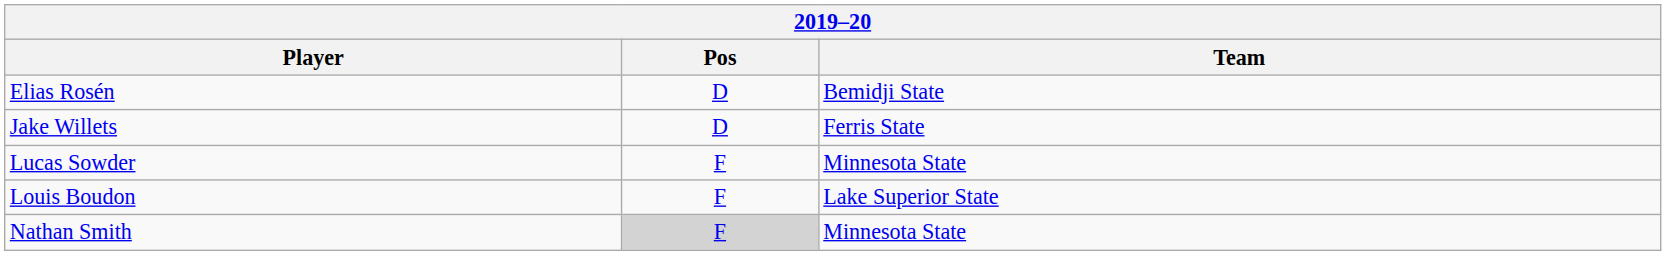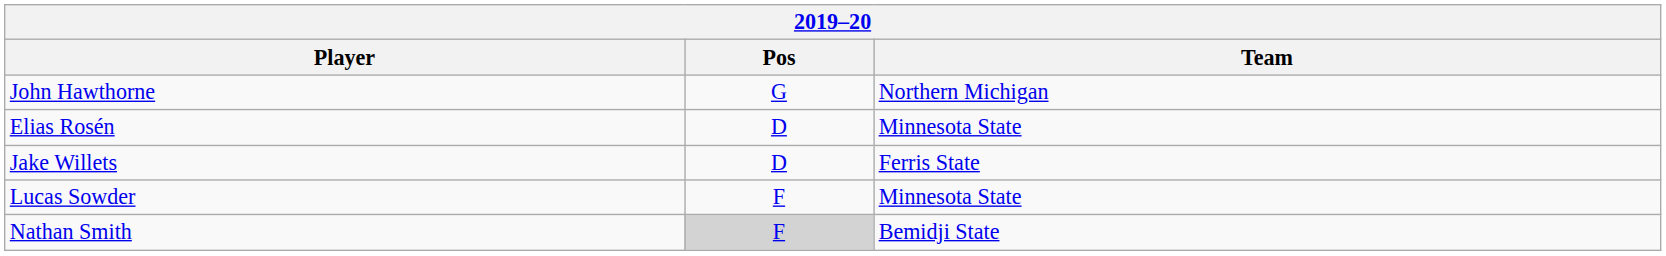+ row: (82, 92)
(884, 92) Bemidji State -> (950, 127) Minnesota State
- row: (73, 197)
(895, 232) Minnesota State -> (939, 232) Bemidji State
